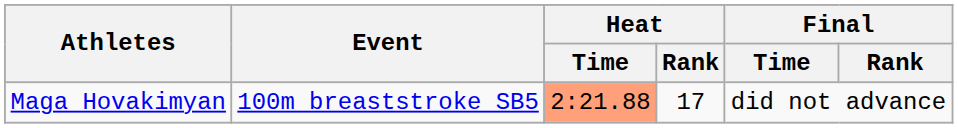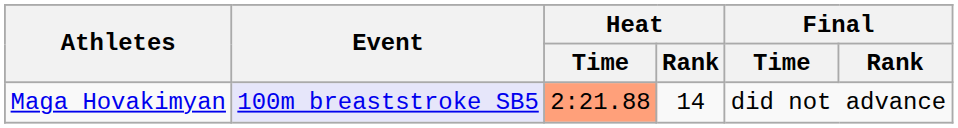(388, 102) no background -> (388, 102) lavender background
(691, 102) 17 -> (691, 102) 14
